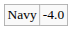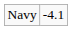(53, 14) -4.0 -> (53, 14) -4.1
